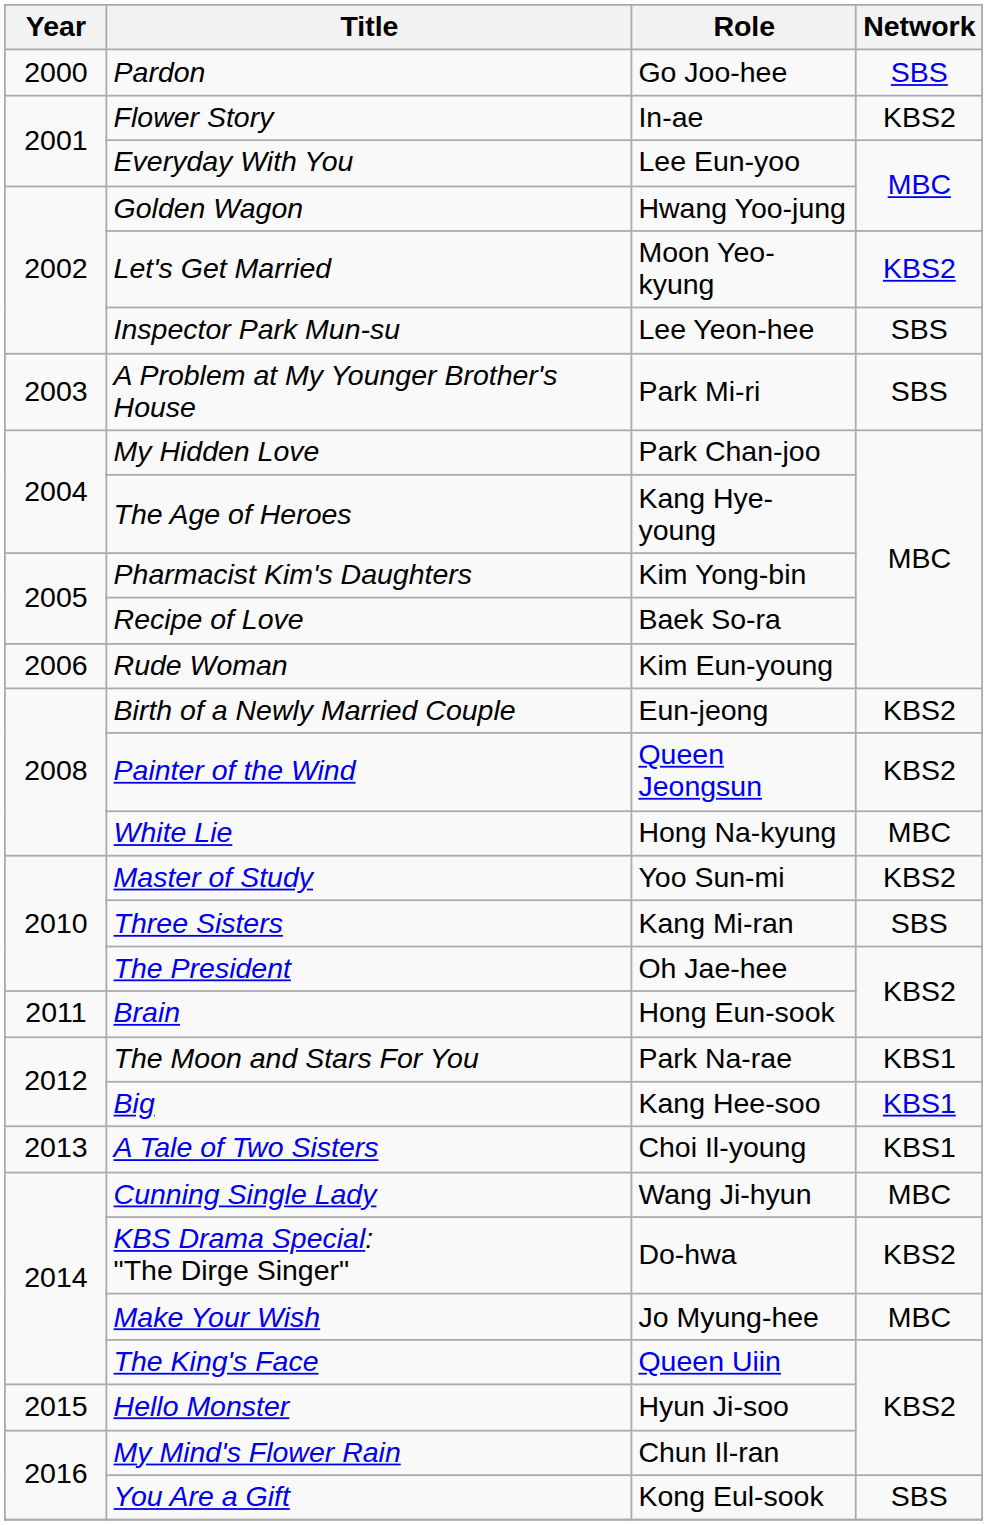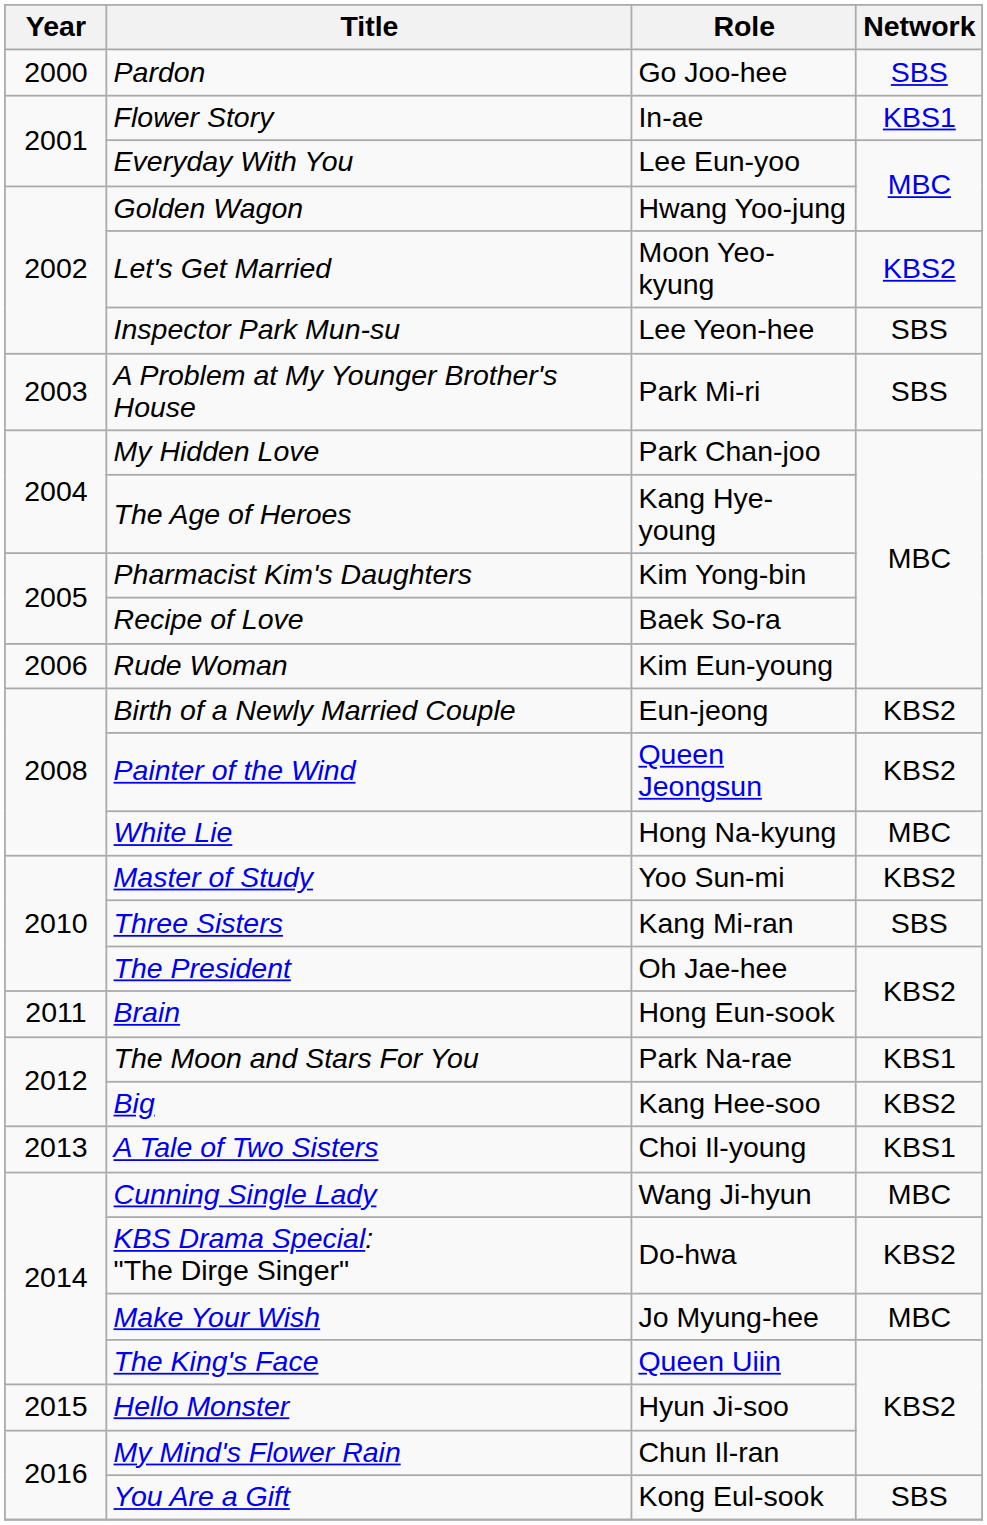(919, 117) KBS2 -> (919, 117) KBS1
(919, 1103) KBS1 -> (919, 1103) KBS2
